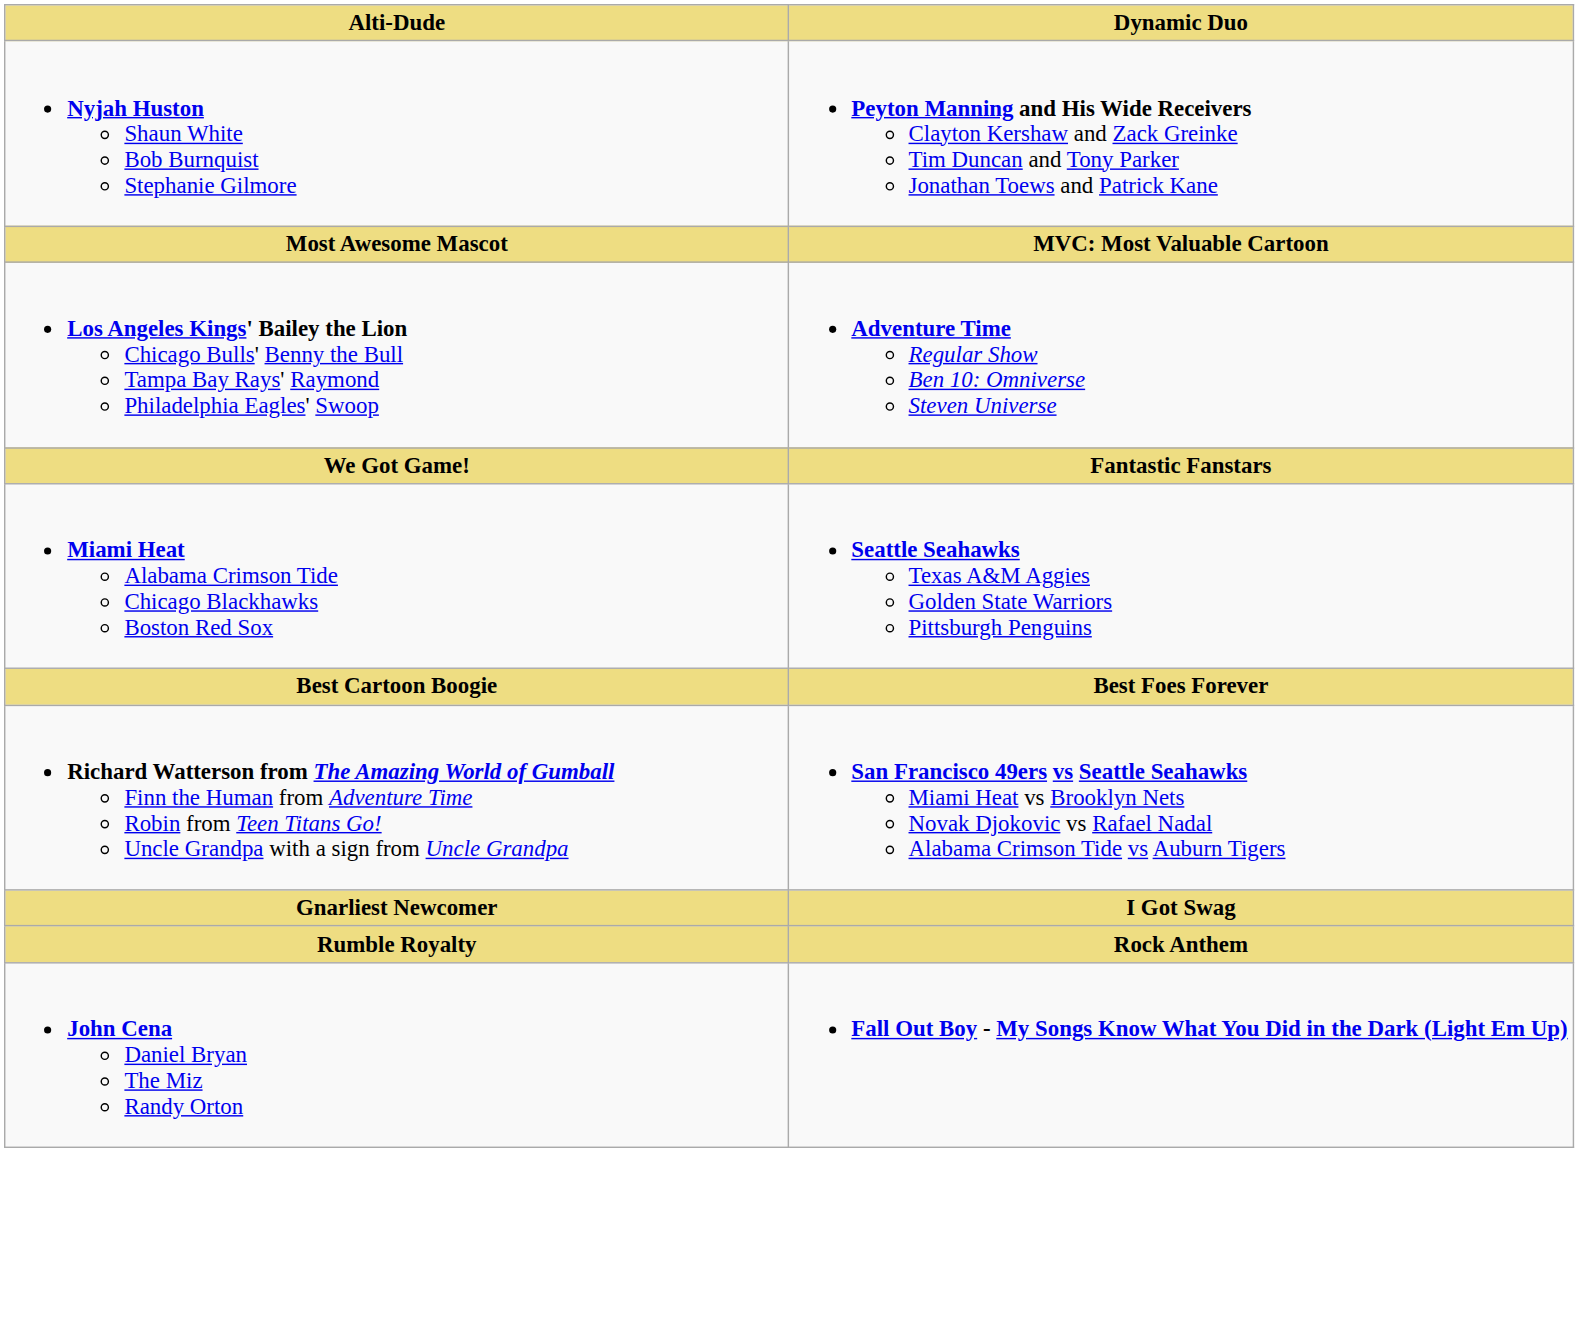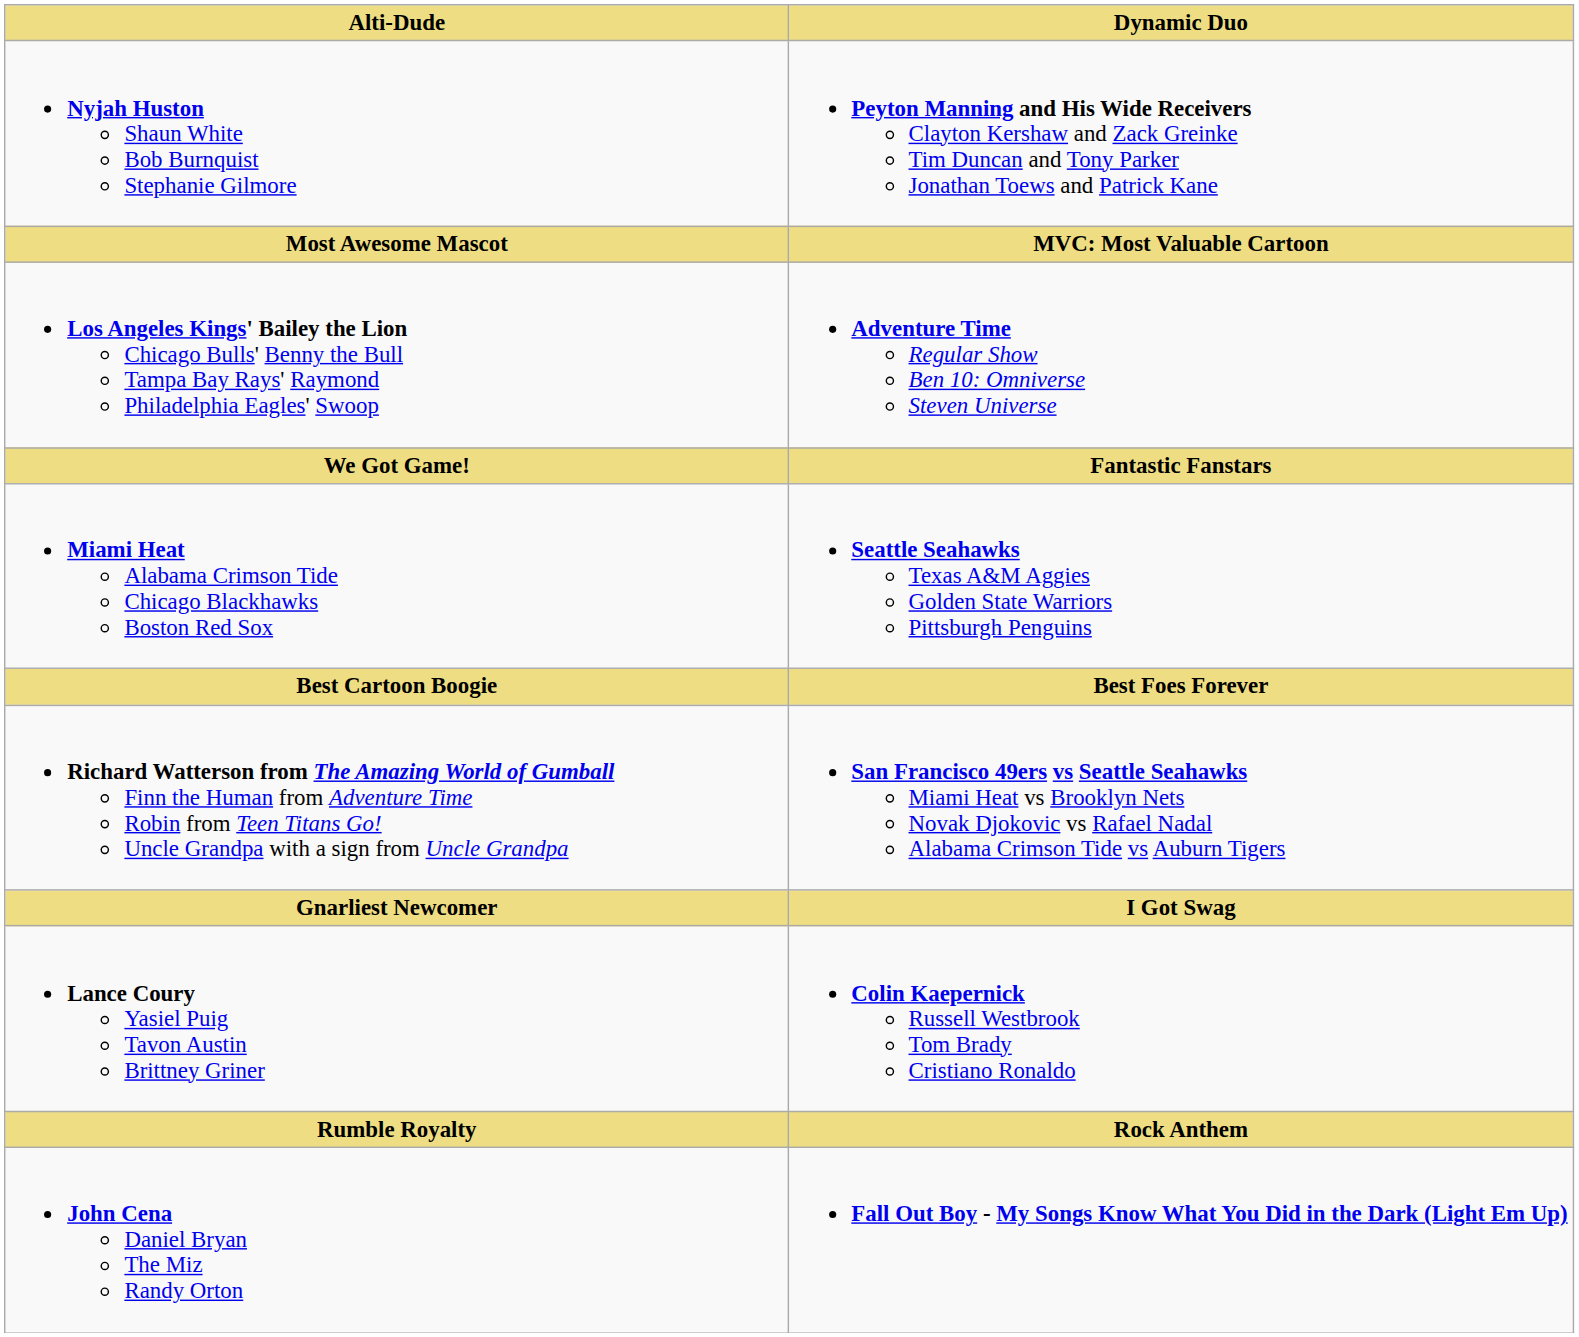+ row: (397, 1032)
